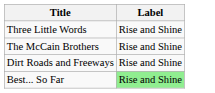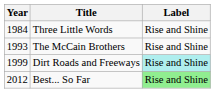+ column: (17, 12)
(150, 63) no background -> (176, 63) paleturquoise background
